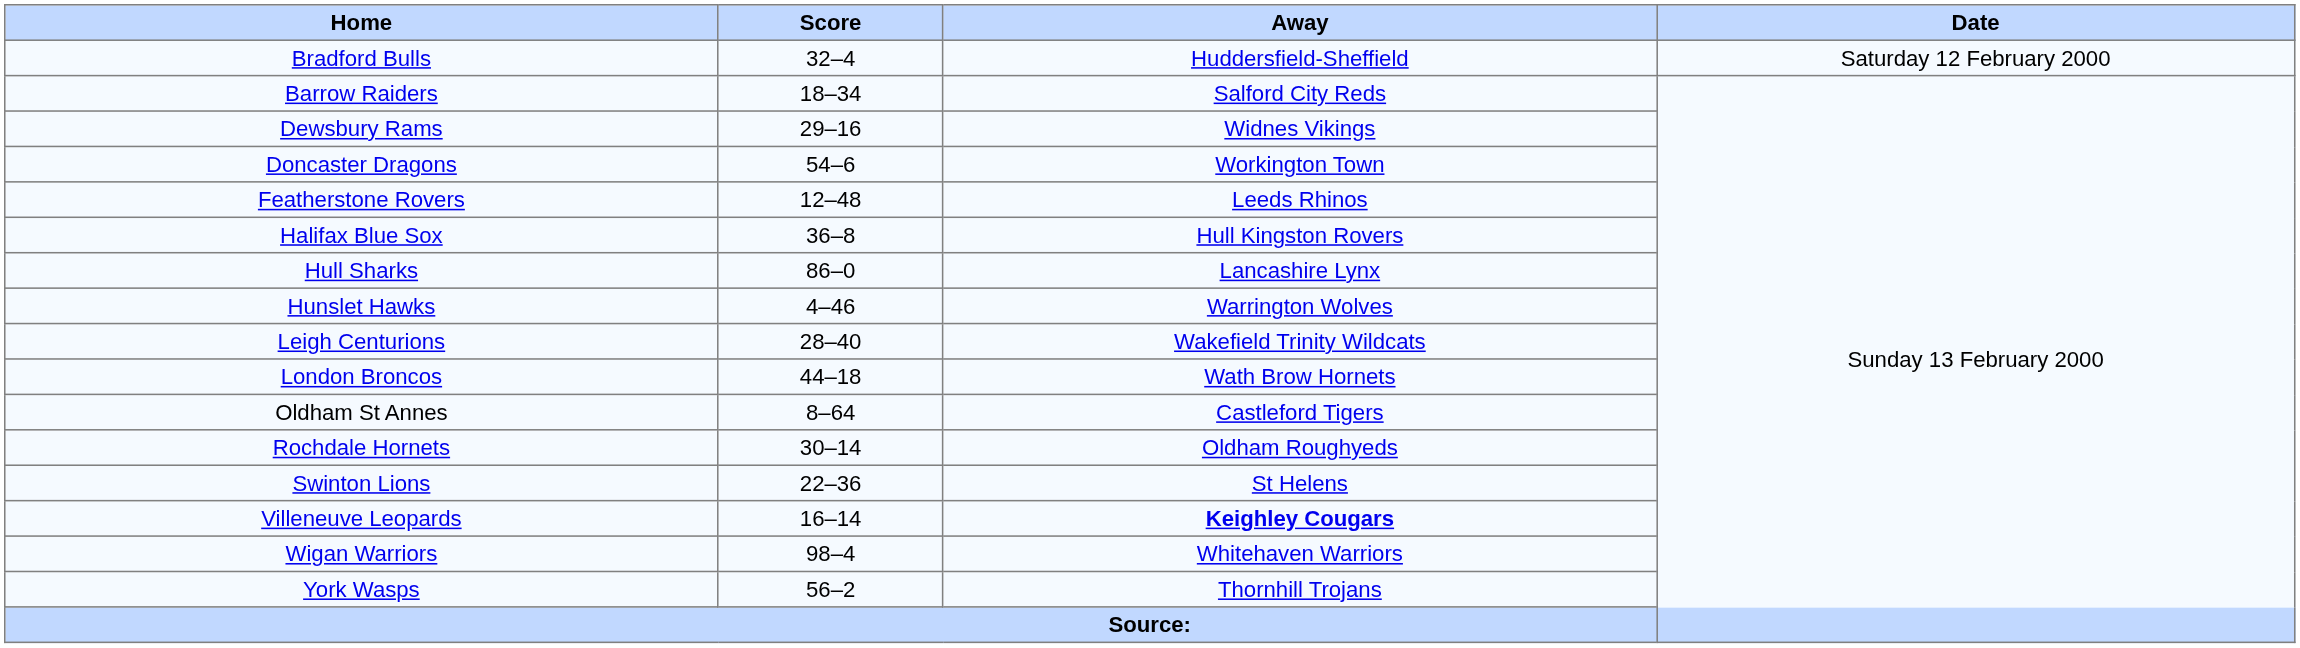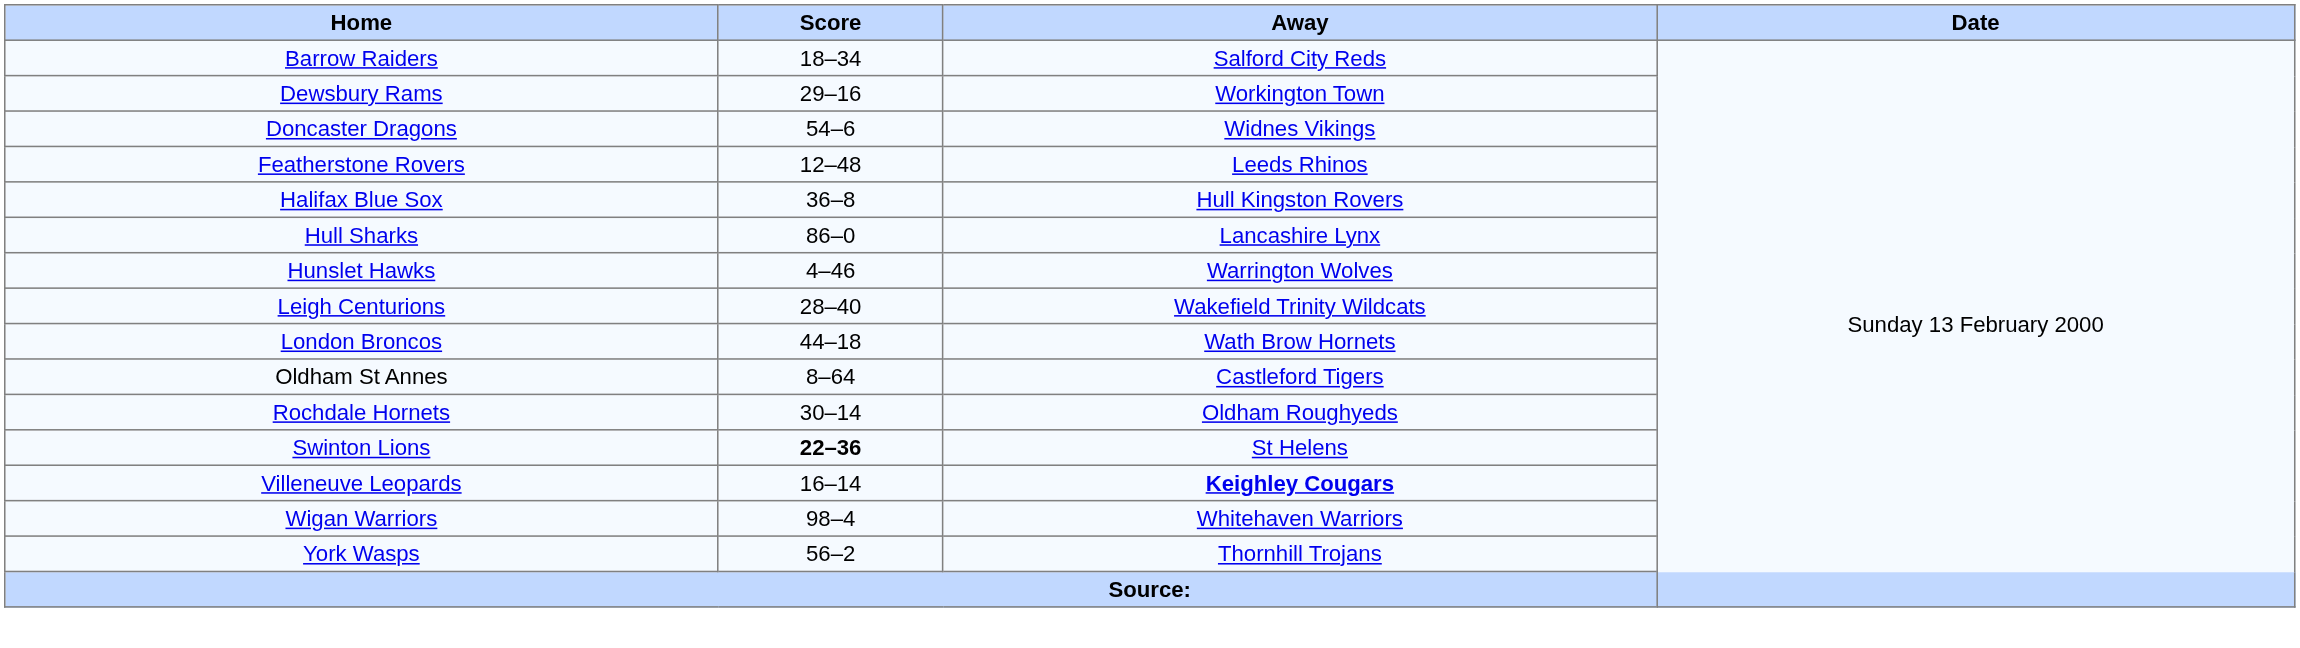- row: (361, 58)
(1300, 129) Widnes Vikings -> (1300, 93) Workington Town
(1300, 164) Workington Town -> (1300, 129) Widnes Vikings
(831, 483) normal -> (831, 448) bold
